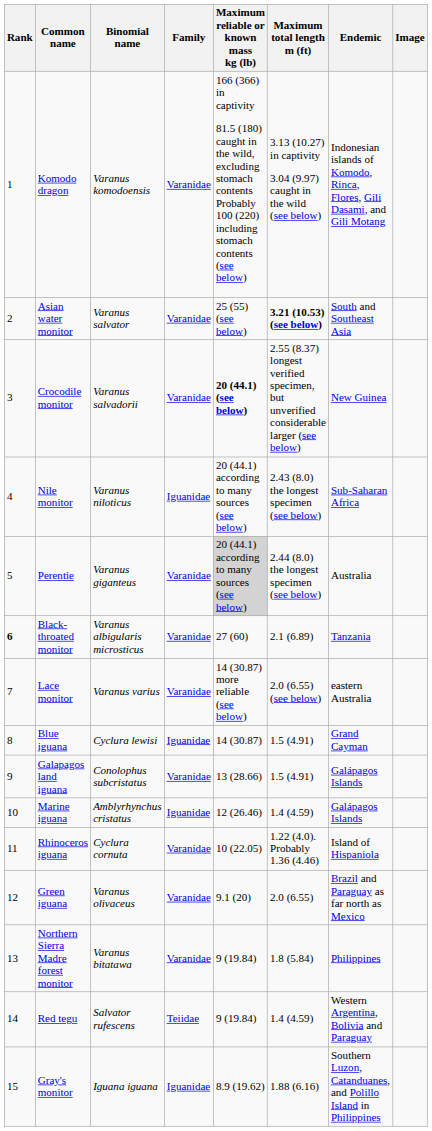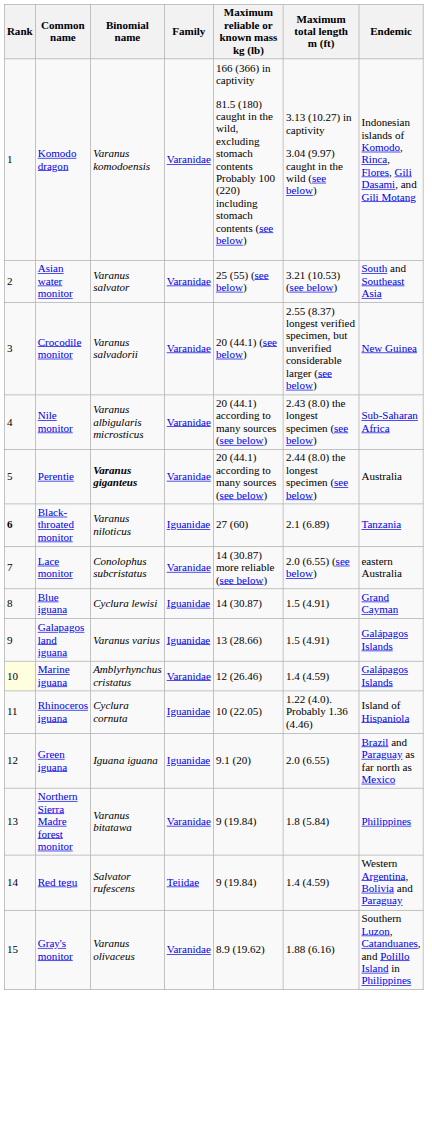- column: (410, 38)
(297, 318) bold -> (313, 281) normal
(236, 398) bold -> (246, 348) normal
(112, 496) Varanus niloticus -> (118, 422) Varanus albigularis microsticus
(188, 496) Iguanidae -> (189, 422) Varanidae
(115, 576) normal -> (115, 476) bold
(238, 576) lightgrey background -> (246, 476) no background
(118, 637) Varanus albigularis microsticus -> (112, 525) Varanus niloticus
(189, 637) Varanidae -> (188, 525) Iguanidae
(126, 691) Varanus varius -> (120, 567) Conolophus subcristatus
(120, 776) Conolophus subcristatus -> (126, 640) Varanus varius
(189, 776) Varanidae -> (188, 640) Iguanidae
(12, 812) no background -> (12, 676) lightyellow background
(188, 812) Iguanidae -> (189, 676) Varanidae
(189, 848) Varanidae -> (188, 712) Iguanidae
(114, 897) Varanus olivaceus -> (125, 760) Iguana iguana
(189, 897) Varanidae -> (188, 760) Iguanidae
(125, 1086) Iguana iguana -> (114, 950) Varanus olivaceus
(188, 1086) Iguanidae -> (189, 950) Varanidae
